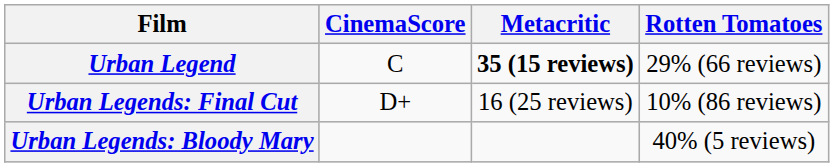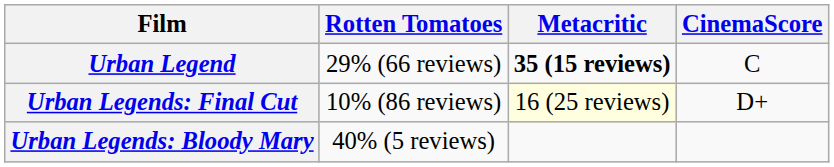columns swapped: (734, 24) <-> (395, 24)
(555, 102) no background -> (592, 102) lightyellow background
